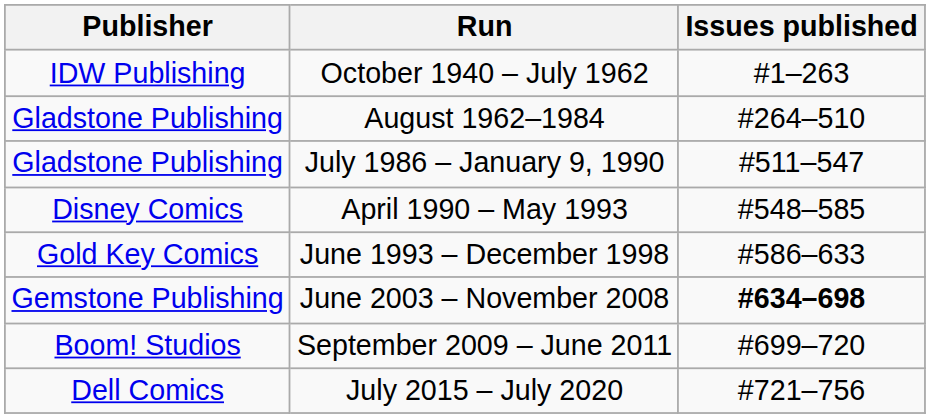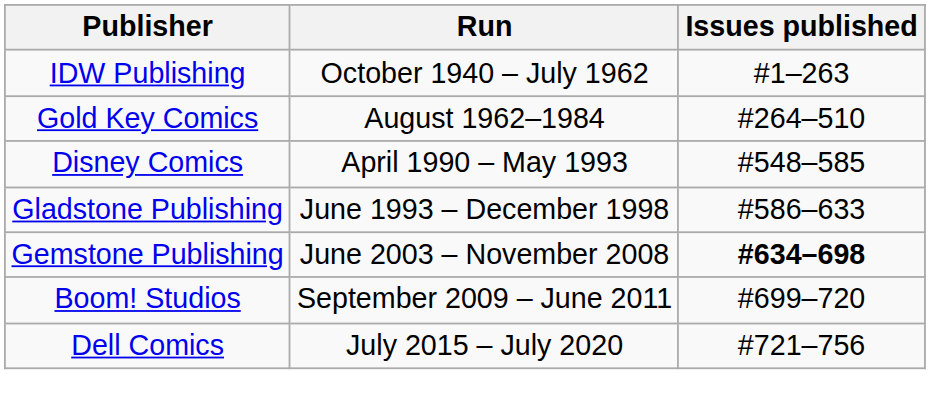(148, 118) Gladstone Publishing -> (148, 118) Gold Key Comics
- row: (485, 163)
(148, 254) Gold Key Comics -> (148, 208) Gladstone Publishing
